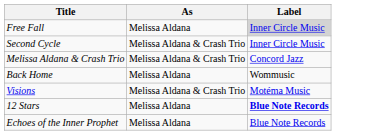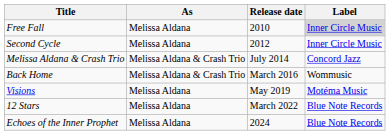+ column: (276, 12)
(187, 43) Melissa Aldana & Crash Trio -> (160, 43) Melissa Aldana
(160, 75) Melissa Aldana -> (187, 75) Melissa Aldana & Crash Trio
(187, 91) Melissa Aldana & Crash Trio -> (160, 91) Melissa Aldana
(289, 106) bold -> (345, 106) normal
